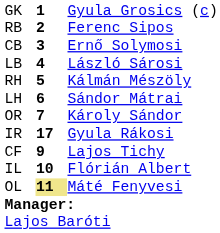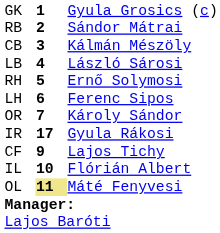(121, 28) Ferenc Sipos -> (125, 28) Sándor Mátrai
(125, 46) Ernő Solymosi -> (129, 46) Kálmán Mészöly
(129, 81) Kálmán Mészöly -> (125, 81) Ernő Solymosi
(125, 99) Sándor Mátrai -> (121, 99) Ferenc Sipos
